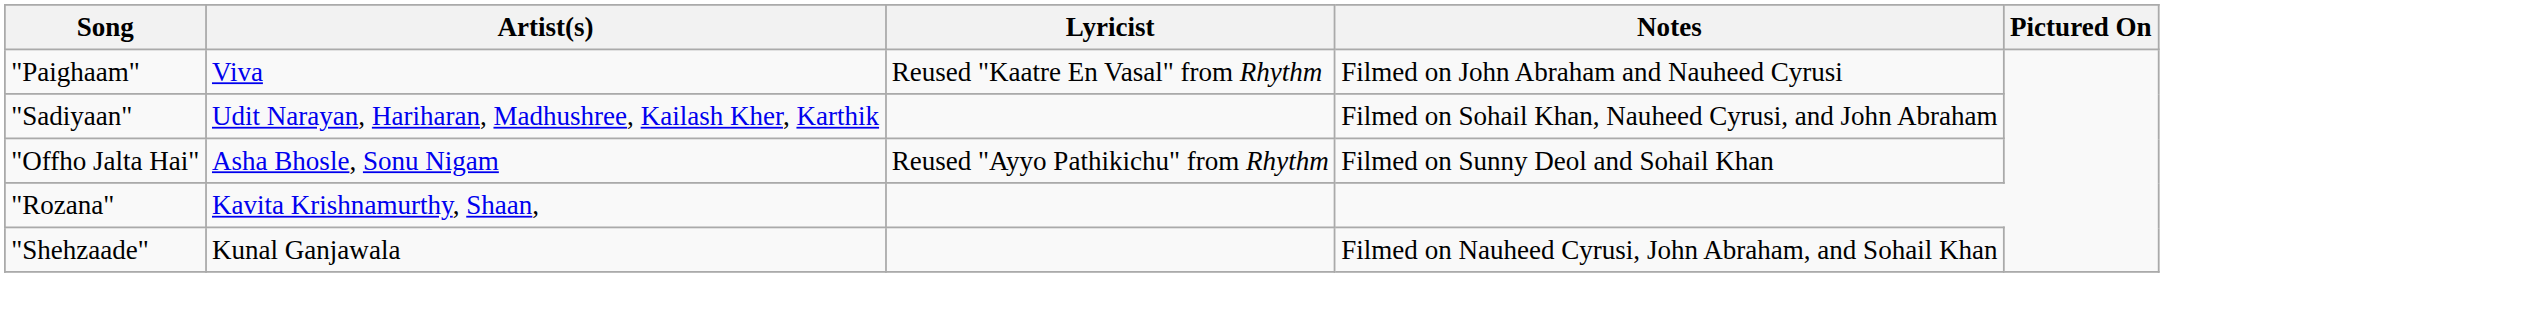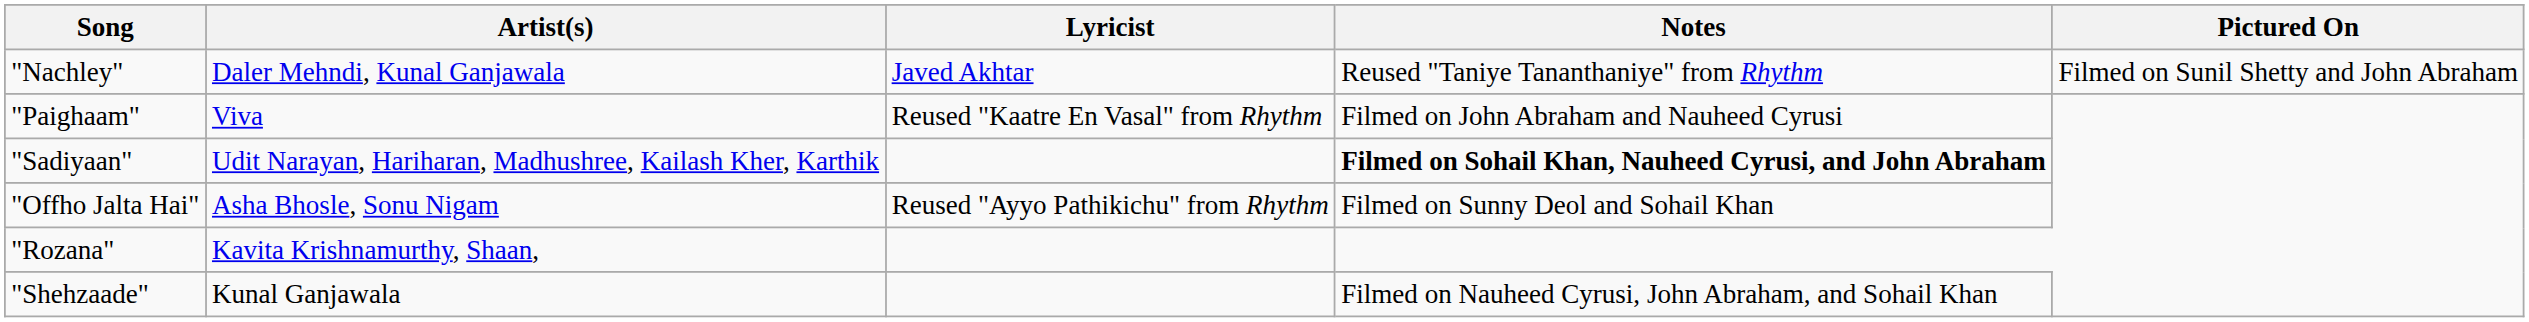+ row: (67, 71)
(1669, 116) normal -> (1694, 160) bold
